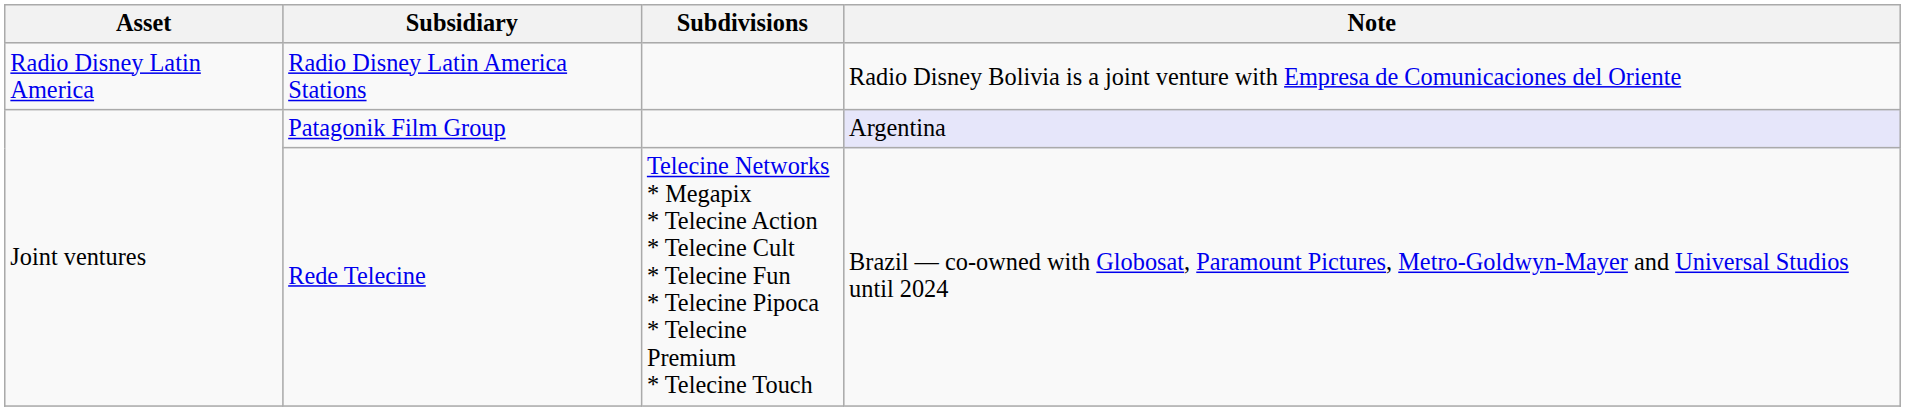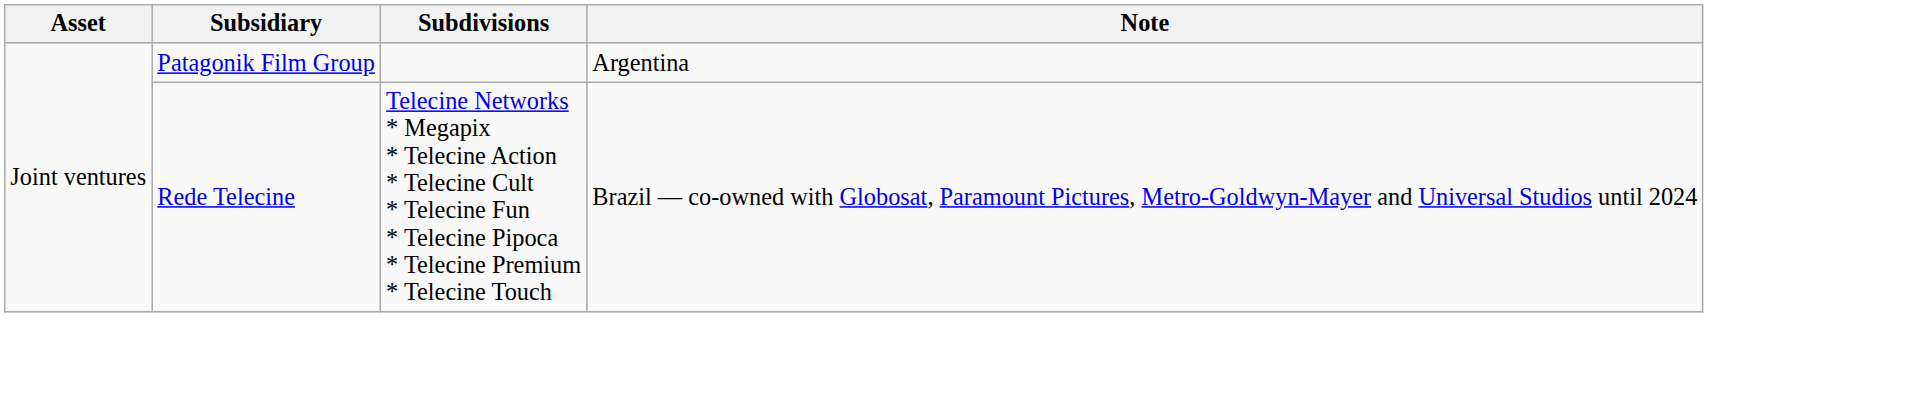- row: (428, 76)
(897, 128) lavender background -> (641, 62) no background
